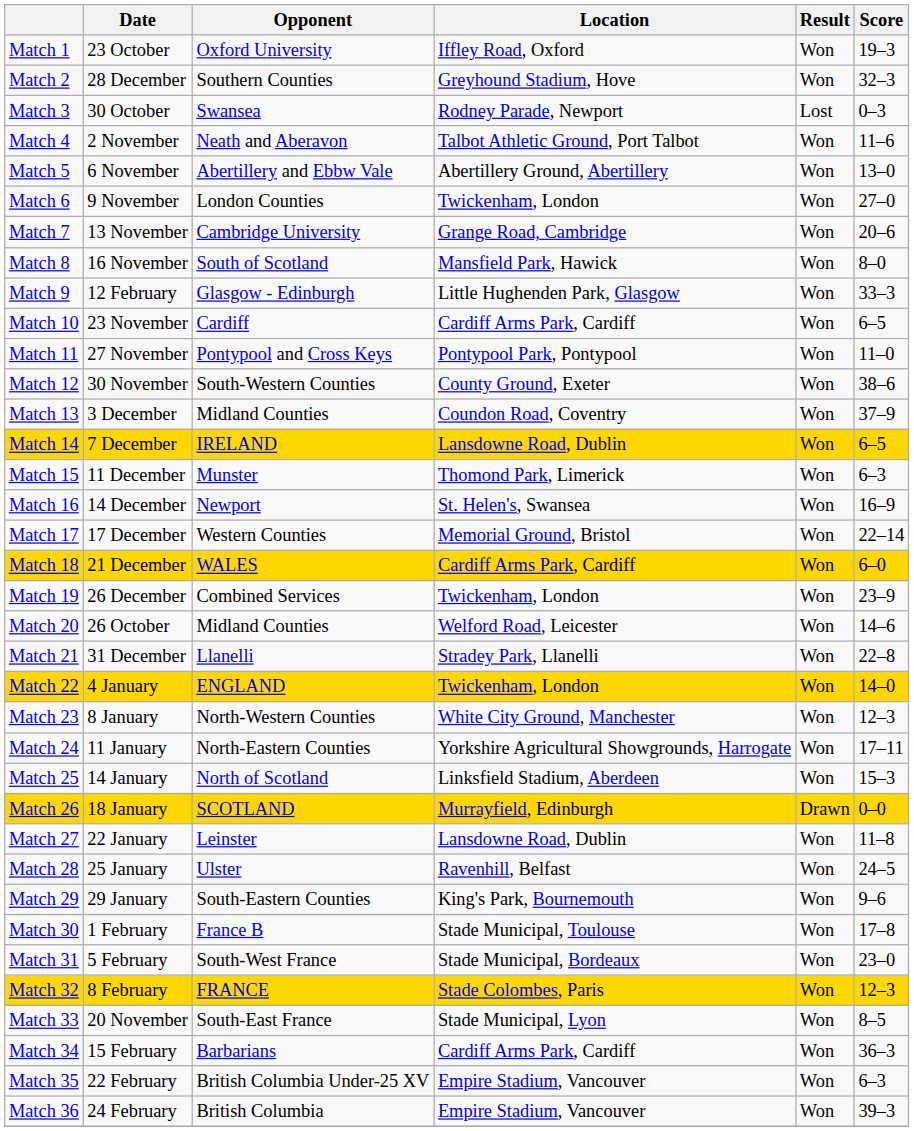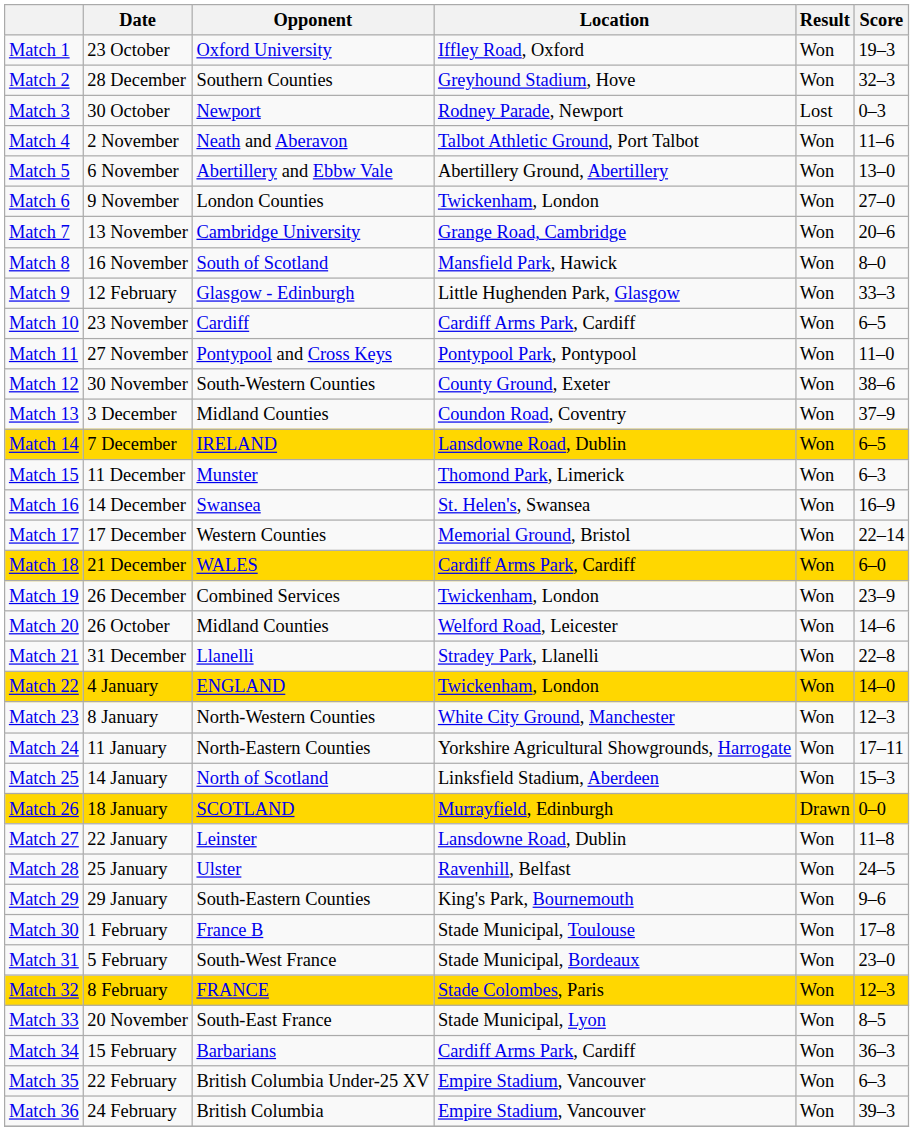(229, 110) Swansea -> (229, 110) Newport
(229, 505) Newport -> (229, 505) Swansea
